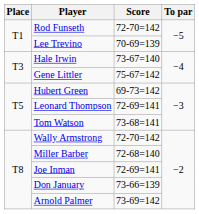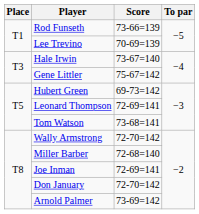(138, 28) 72-70=142 -> (138, 28) 73-66=139
(138, 185) 73-66=139 -> (138, 185) 72-70=142
